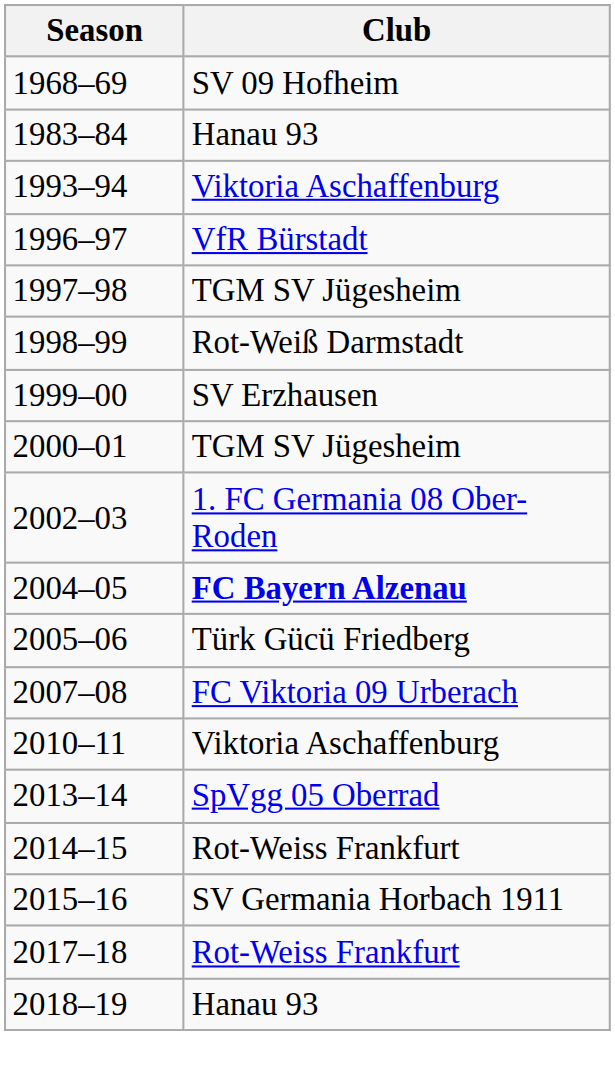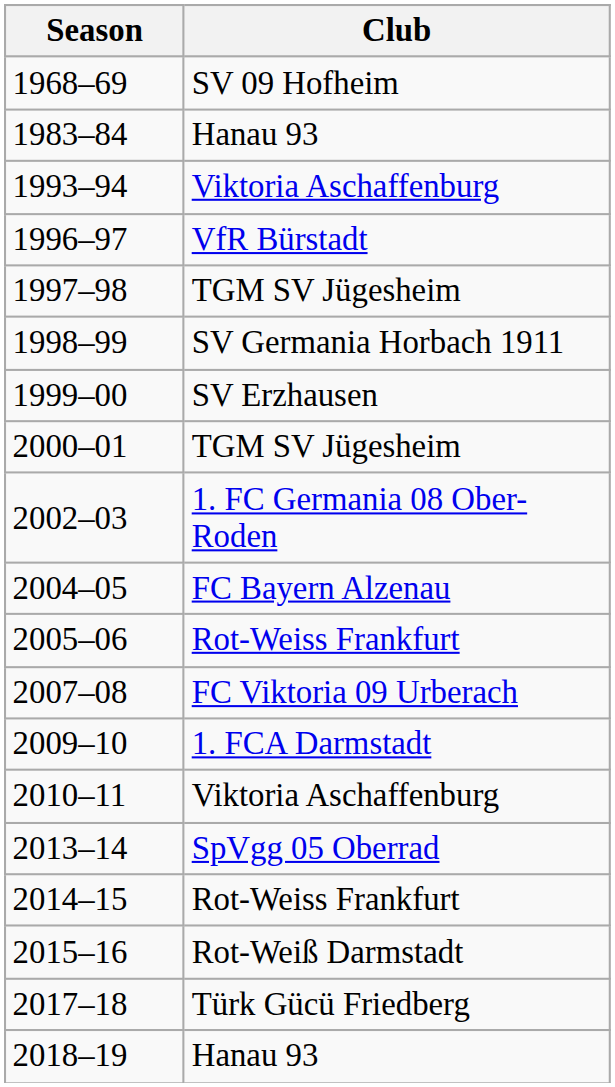(327, 342) Rot-Weiß Darmstadt -> (378, 342) SV Germania Horbach 1911
(329, 587) bold -> (321, 587) normal
(331, 639) Türk Gücü Friedberg -> (326, 639) Rot-Weiss Frankfurt
+ row: (70, 743)
(378, 899) SV Germania Horbach 1911 -> (327, 951) Rot-Weiß Darmstadt
(326, 951) Rot-Weiss Frankfurt -> (331, 1003) Türk Gücü Friedberg
